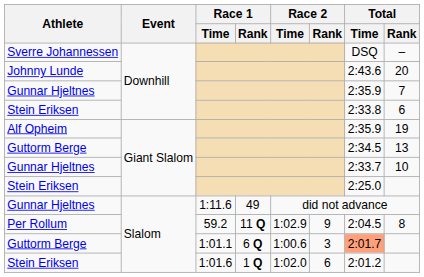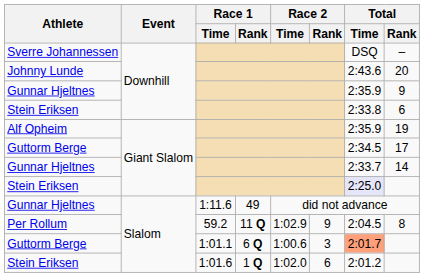(402, 91) 7 -> (402, 91) 9
(402, 148) 13 -> (402, 148) 17
(402, 167) 10 -> (402, 167) 14
(365, 186) no background -> (365, 186) lavender background
